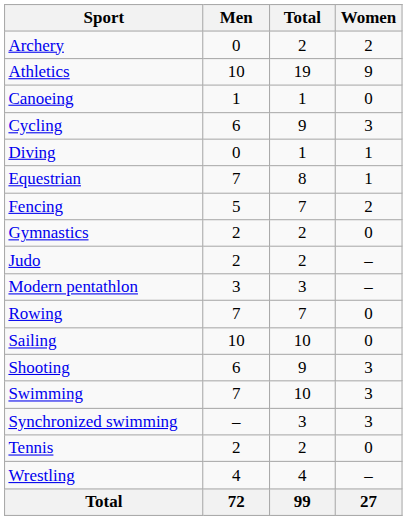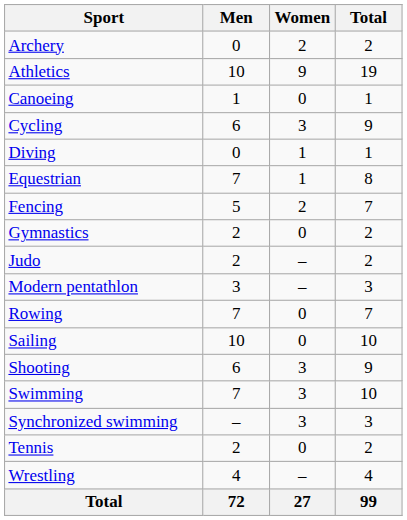columns swapped: (368, 17) <-> (302, 17)
